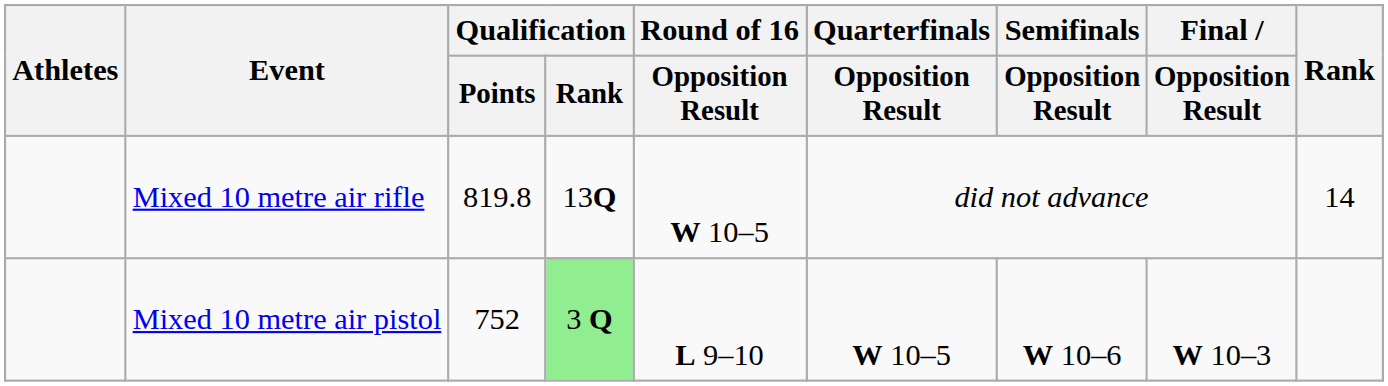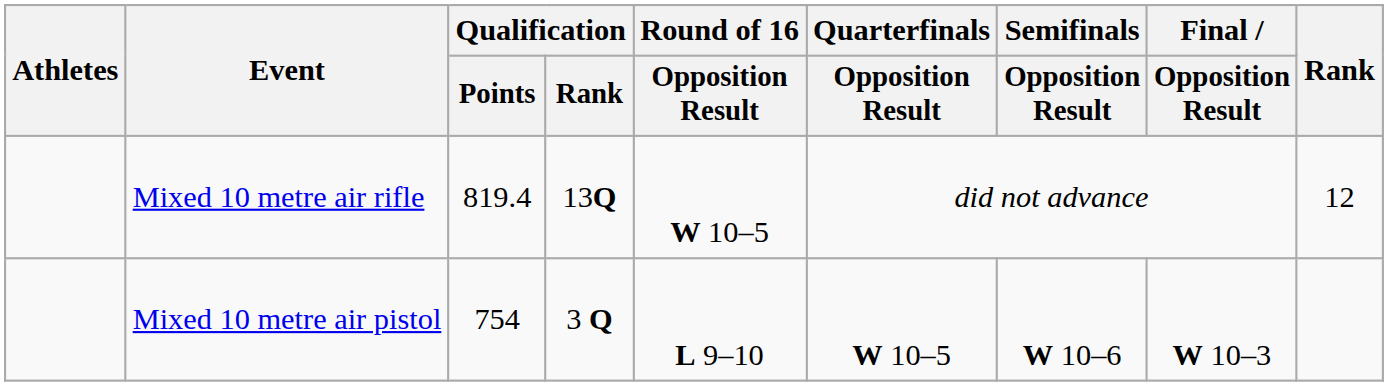(497, 197) 819.8 -> (497, 197) 819.4
(1339, 197) 14 -> (1339, 197) 12
(497, 318) 752 -> (497, 318) 754
(589, 318) lightgreen background -> (589, 318) no background
